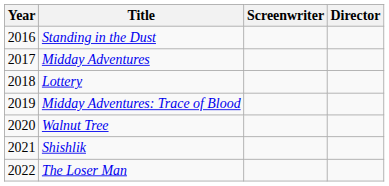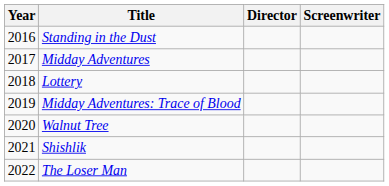columns swapped: (355, 15) <-> (286, 15)
